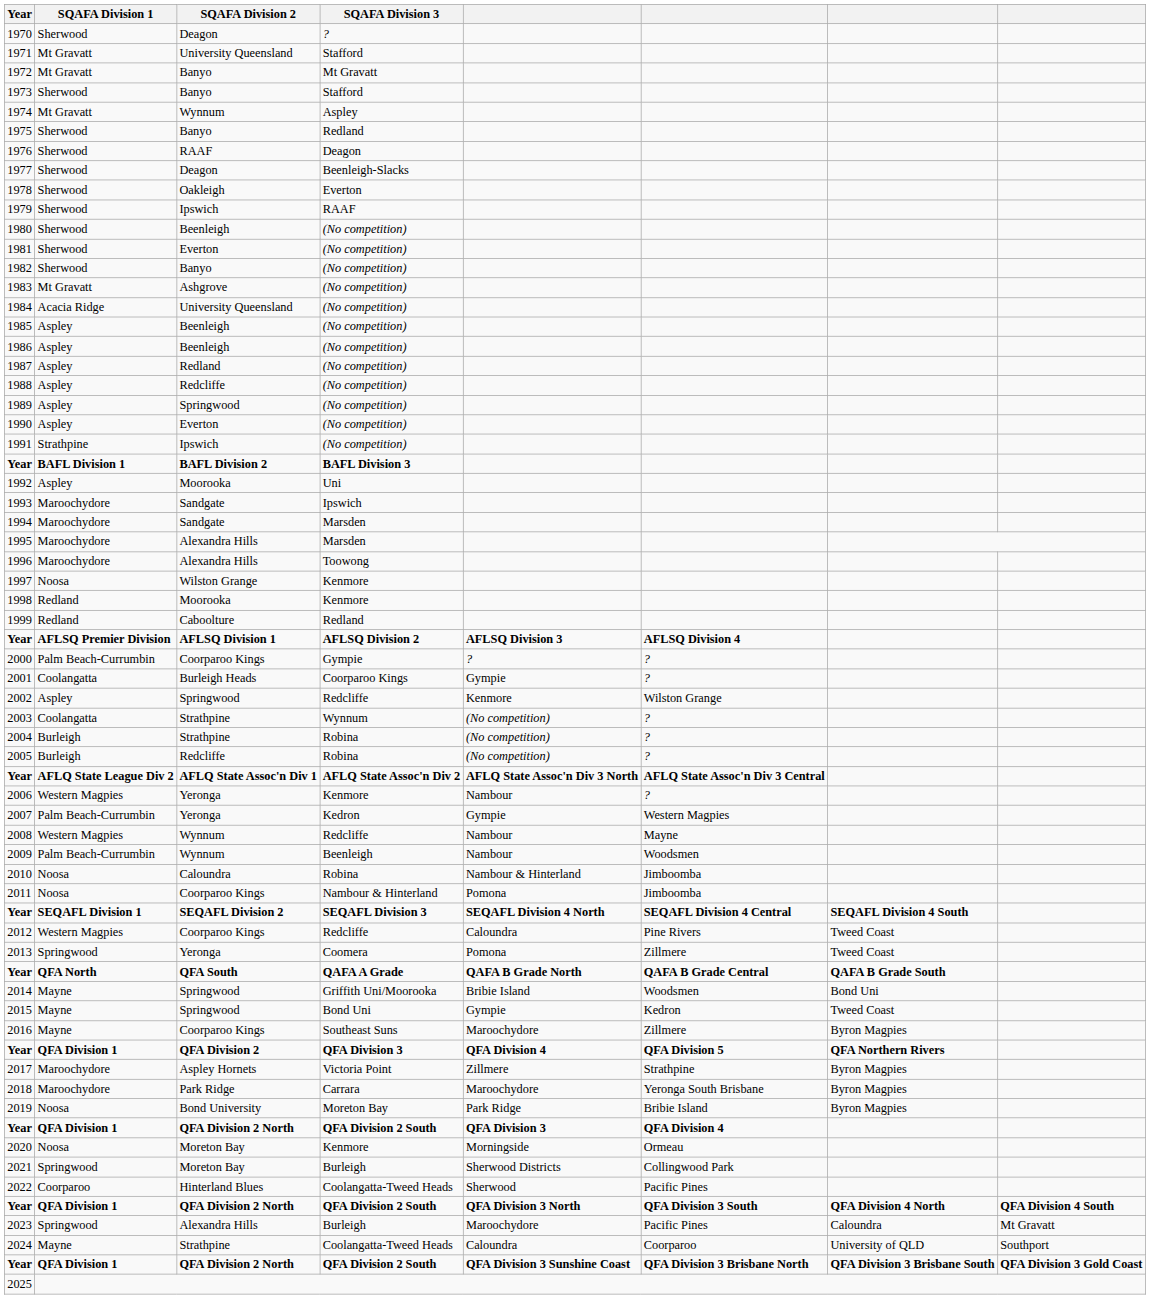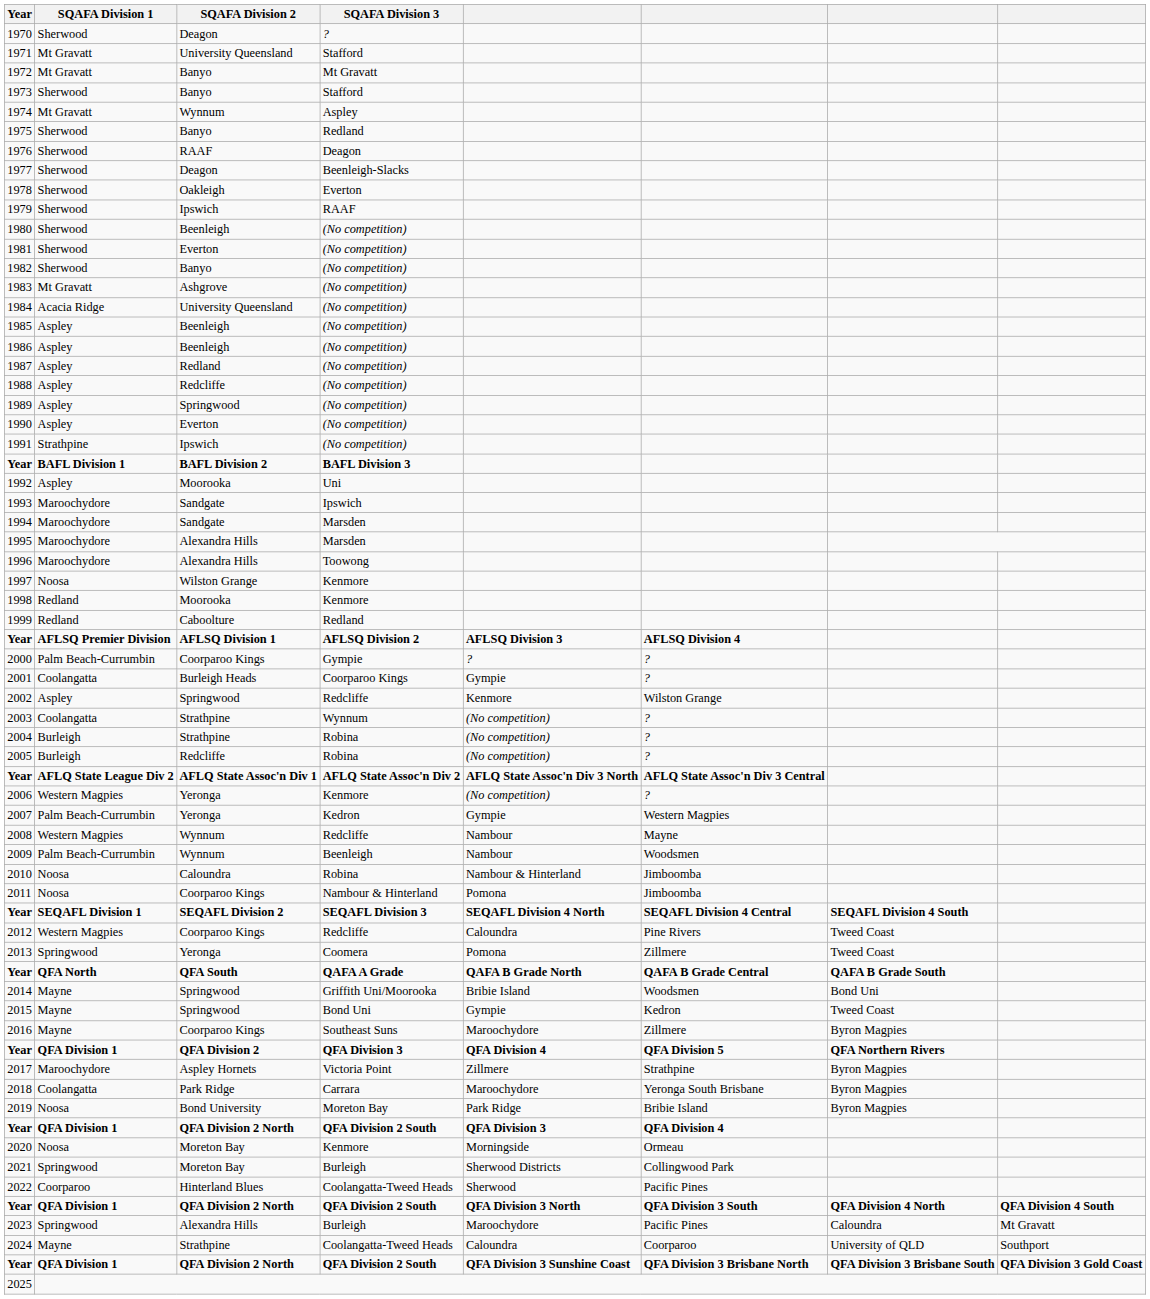(489, 795) Nambour -> (508, 795) (No competition)
(74, 1088) Maroochydore -> (67, 1088) Coolangatta
